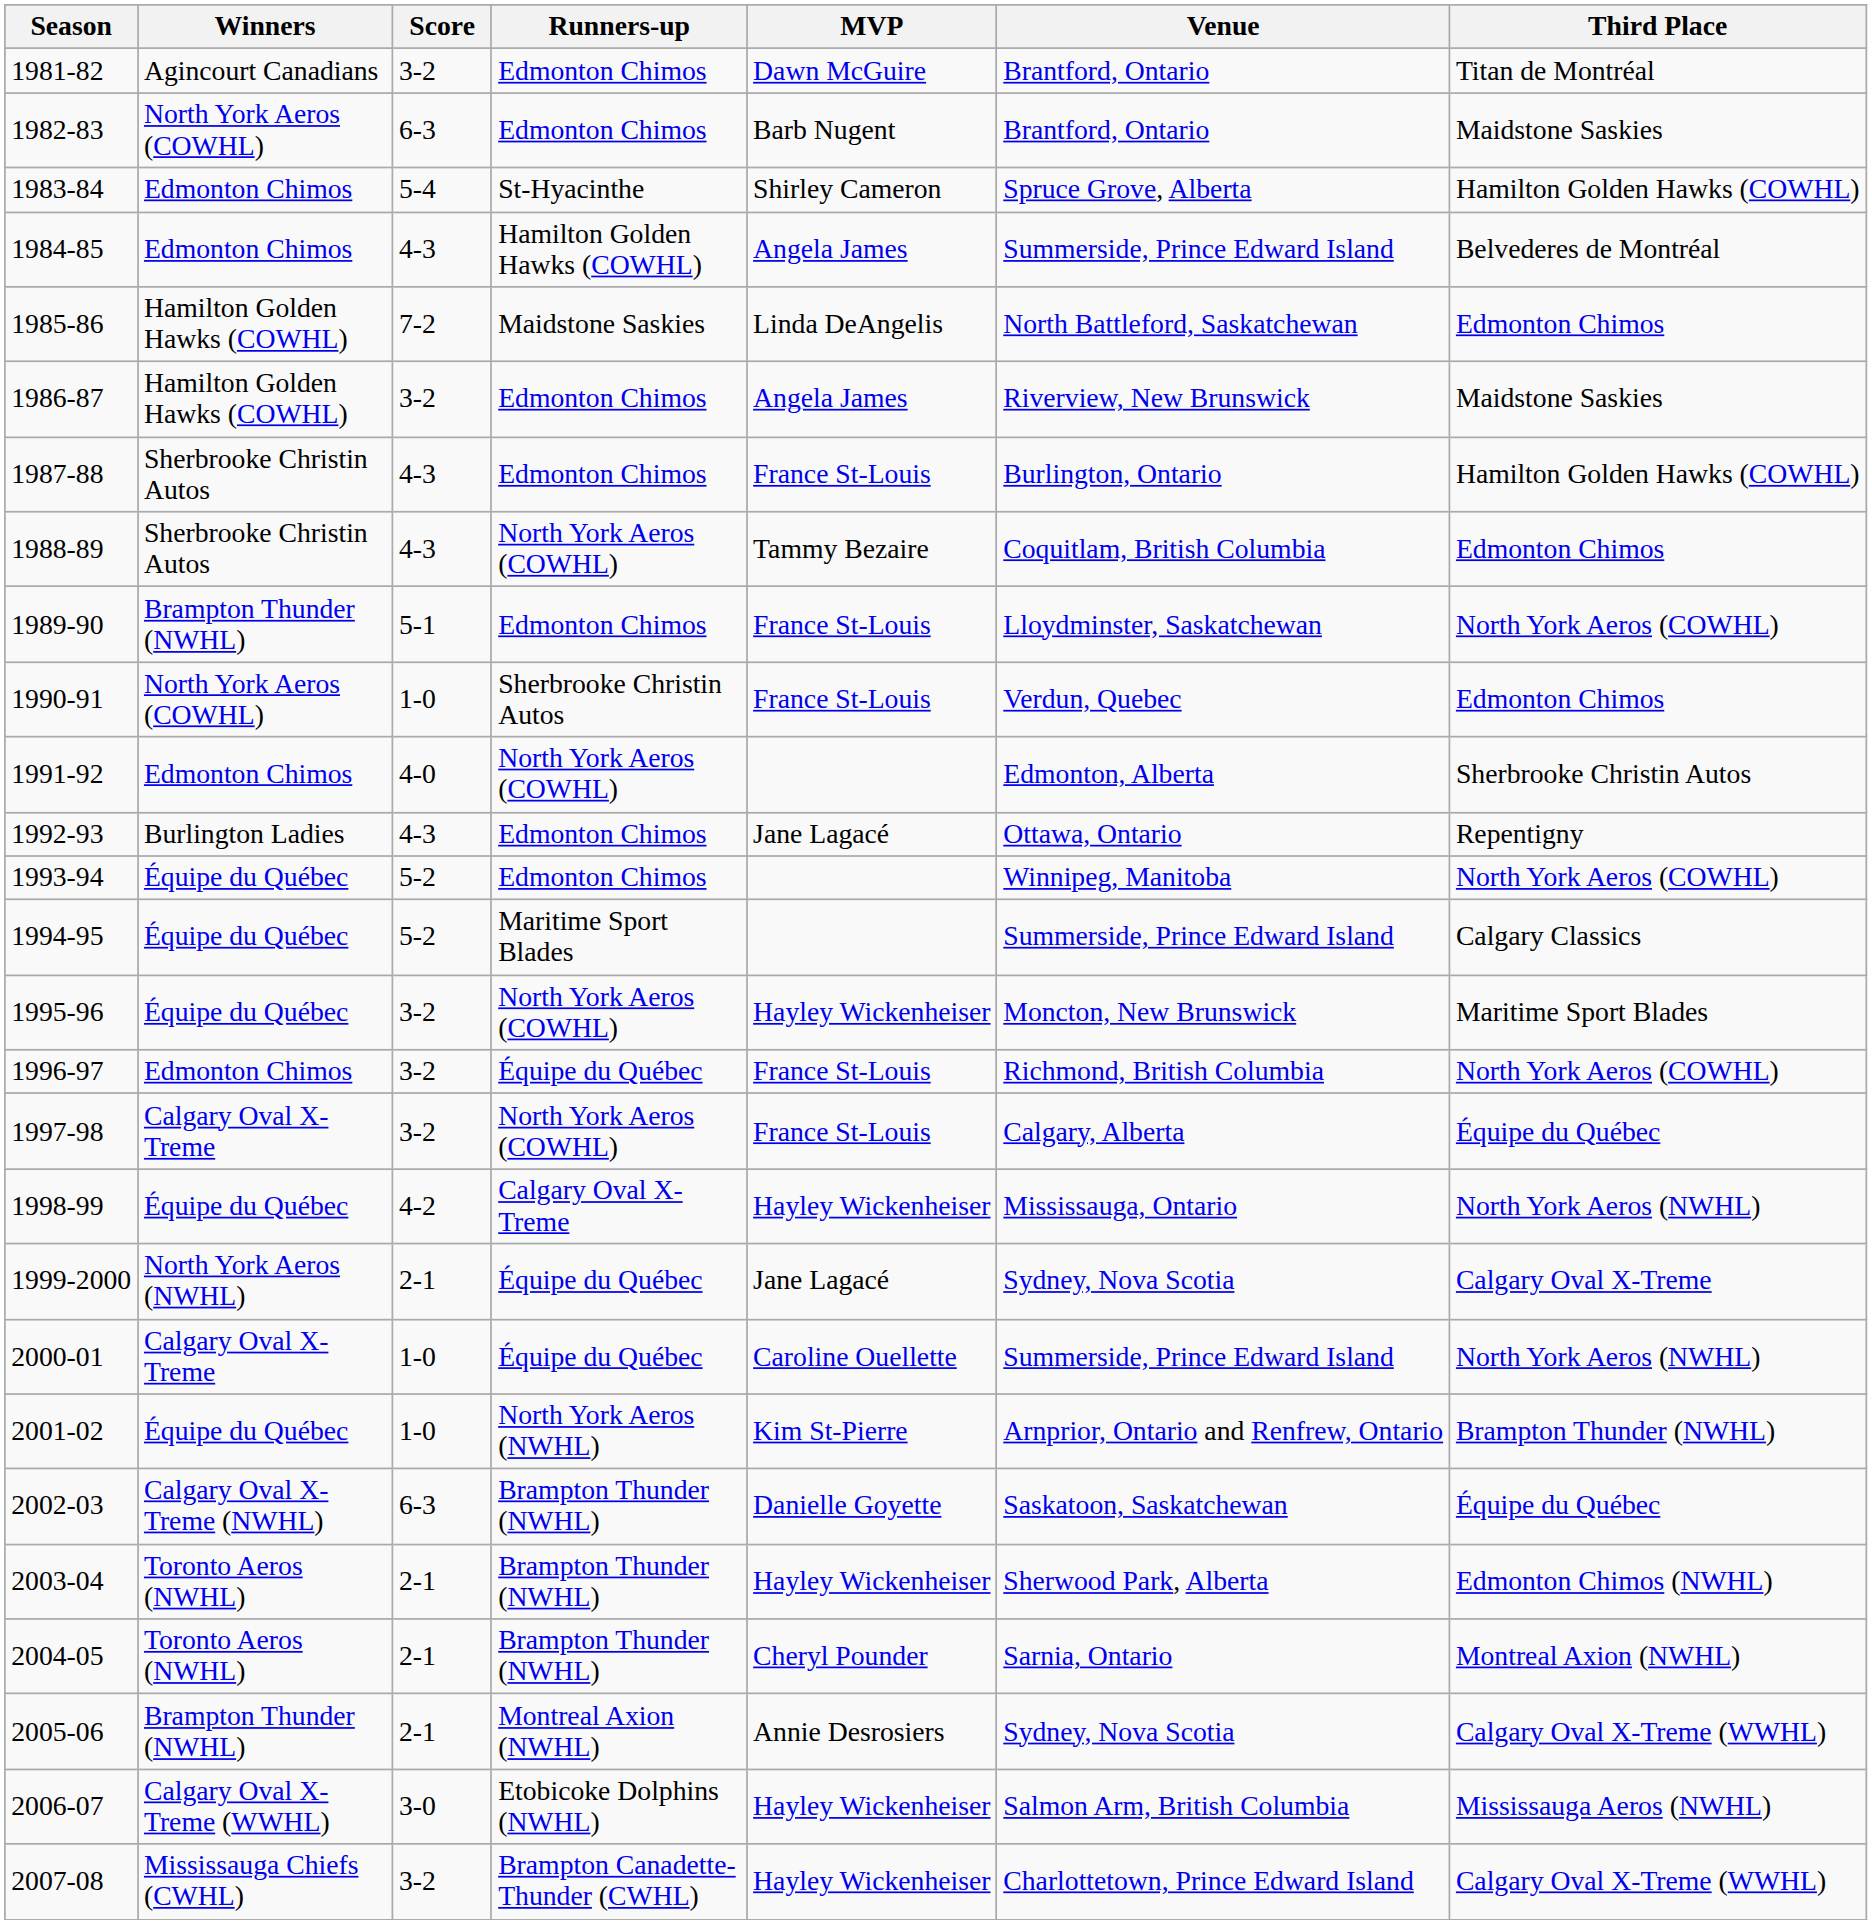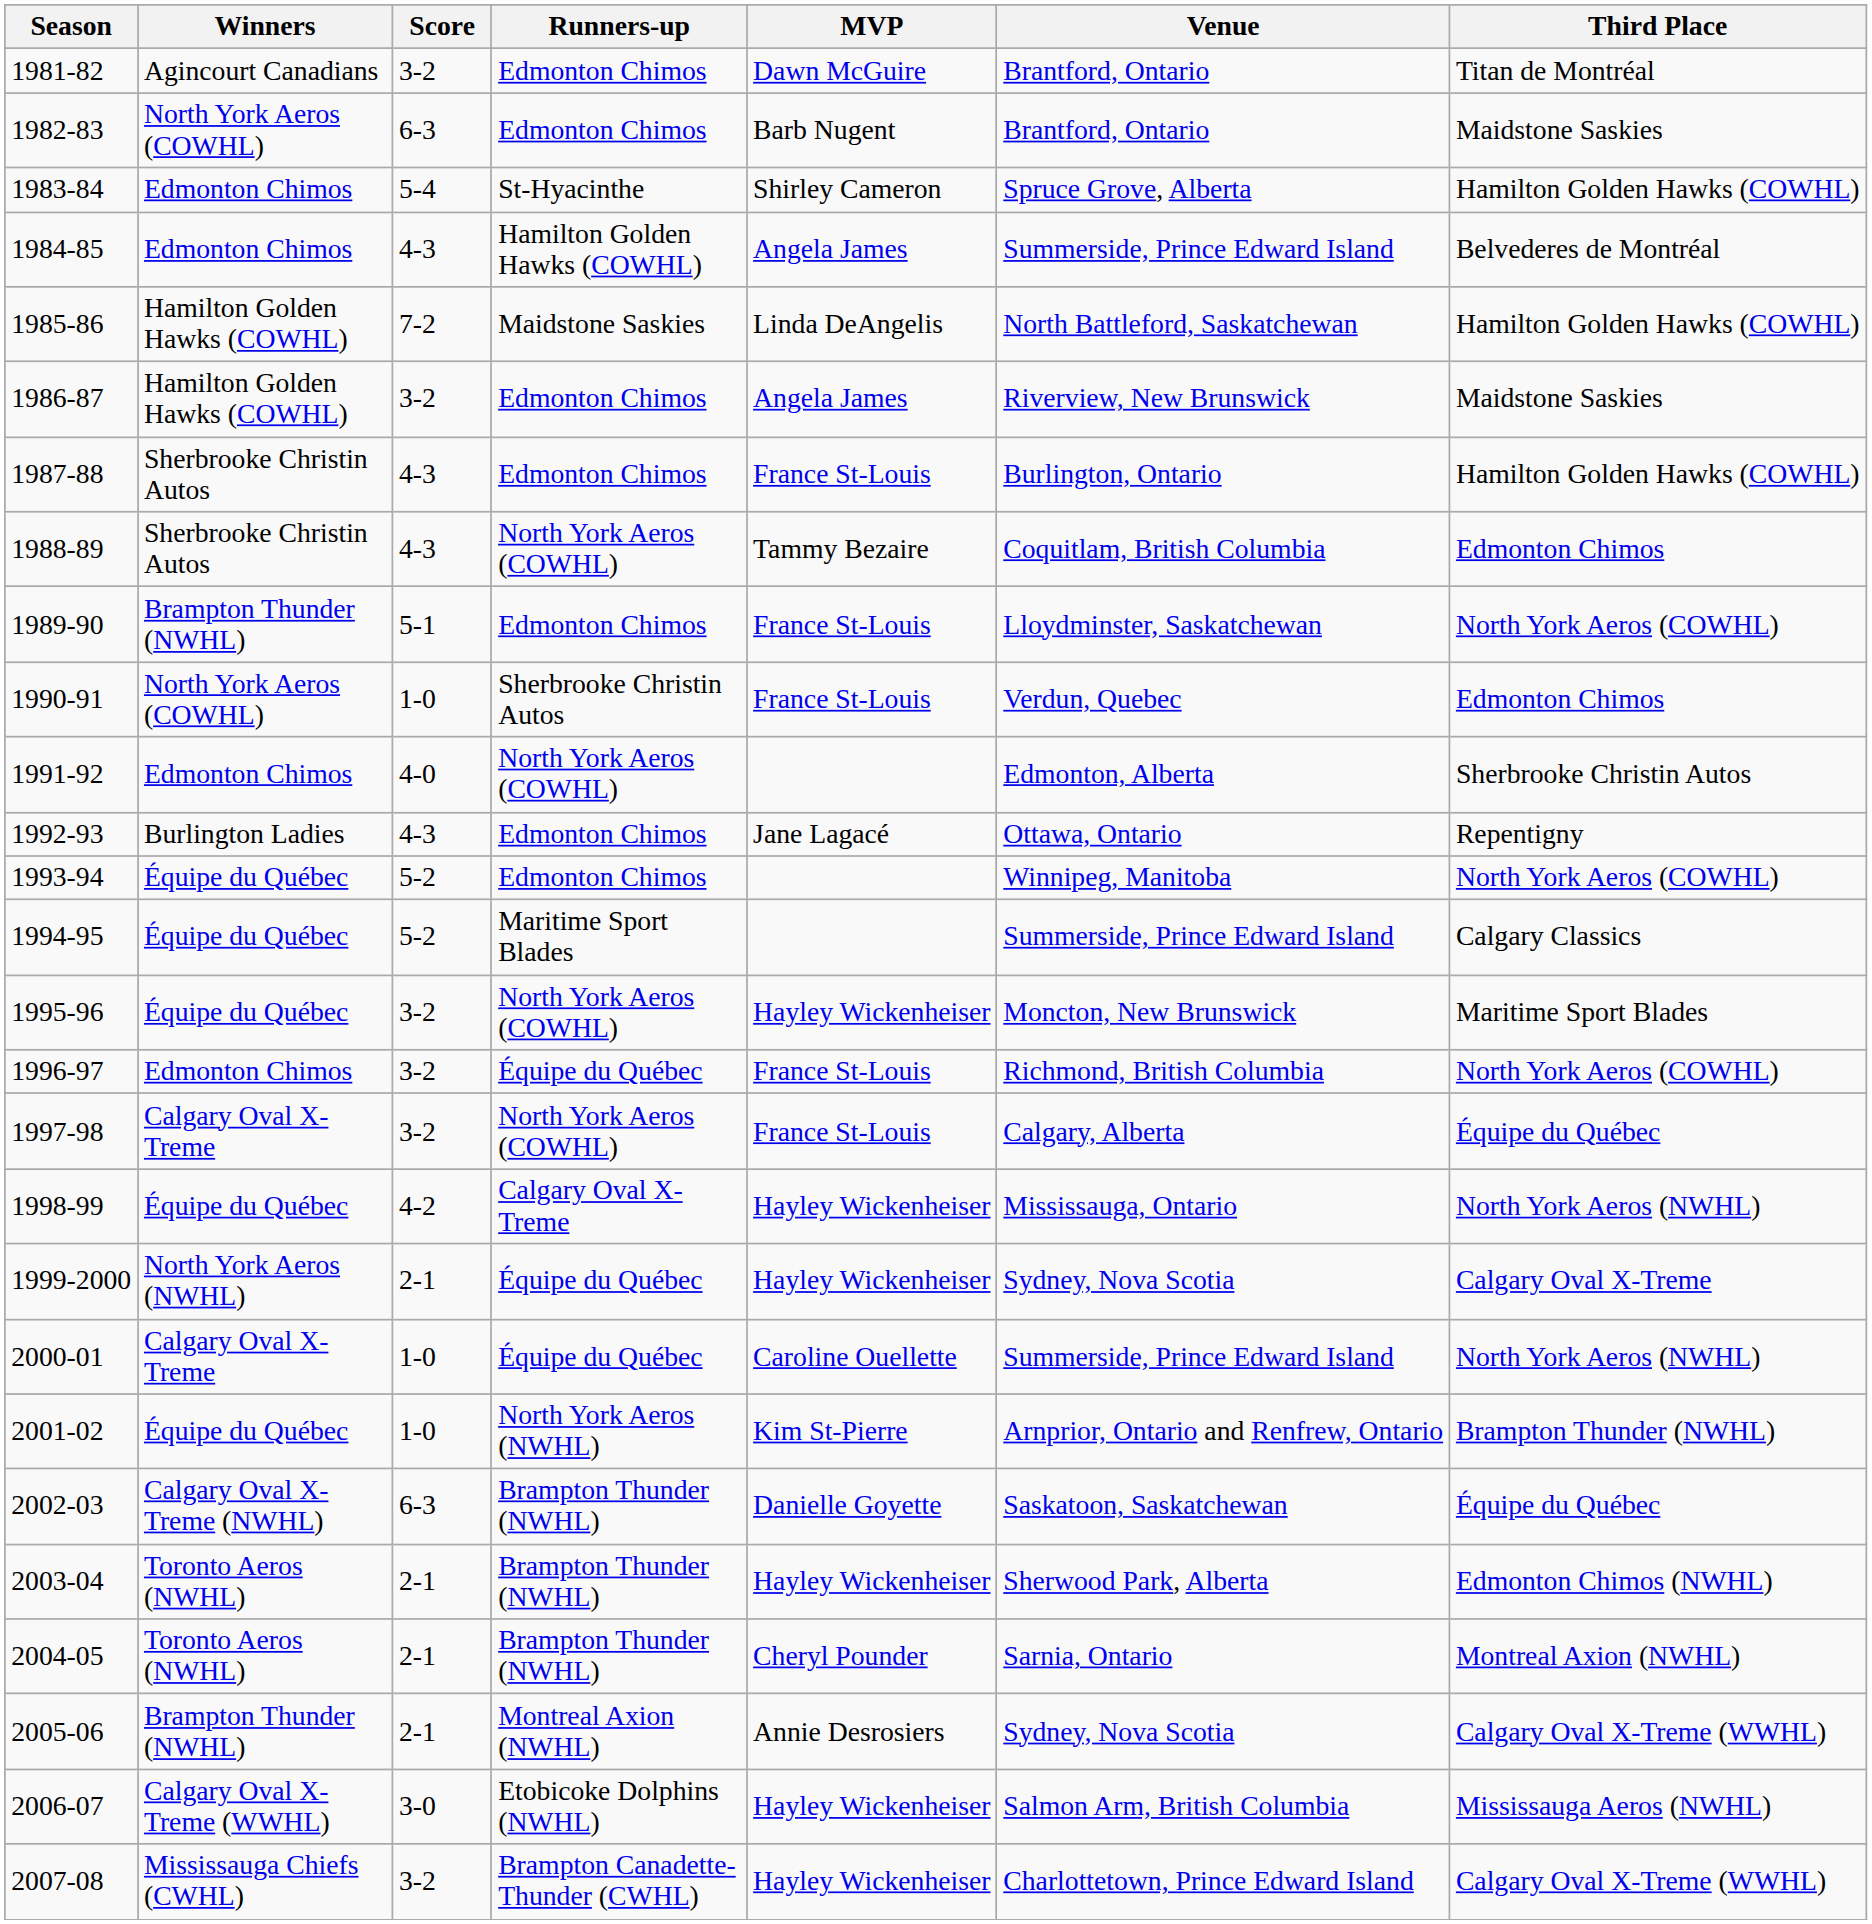(1560, 323) Edmonton Chimos -> (1658, 323) Hamilton Golden Hawks (COWHL)
(821, 1280) Jane Lagacé -> (872, 1280) Hayley Wickenheiser
